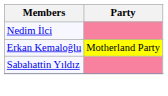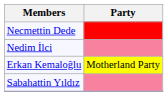+ row: (41, 30)
